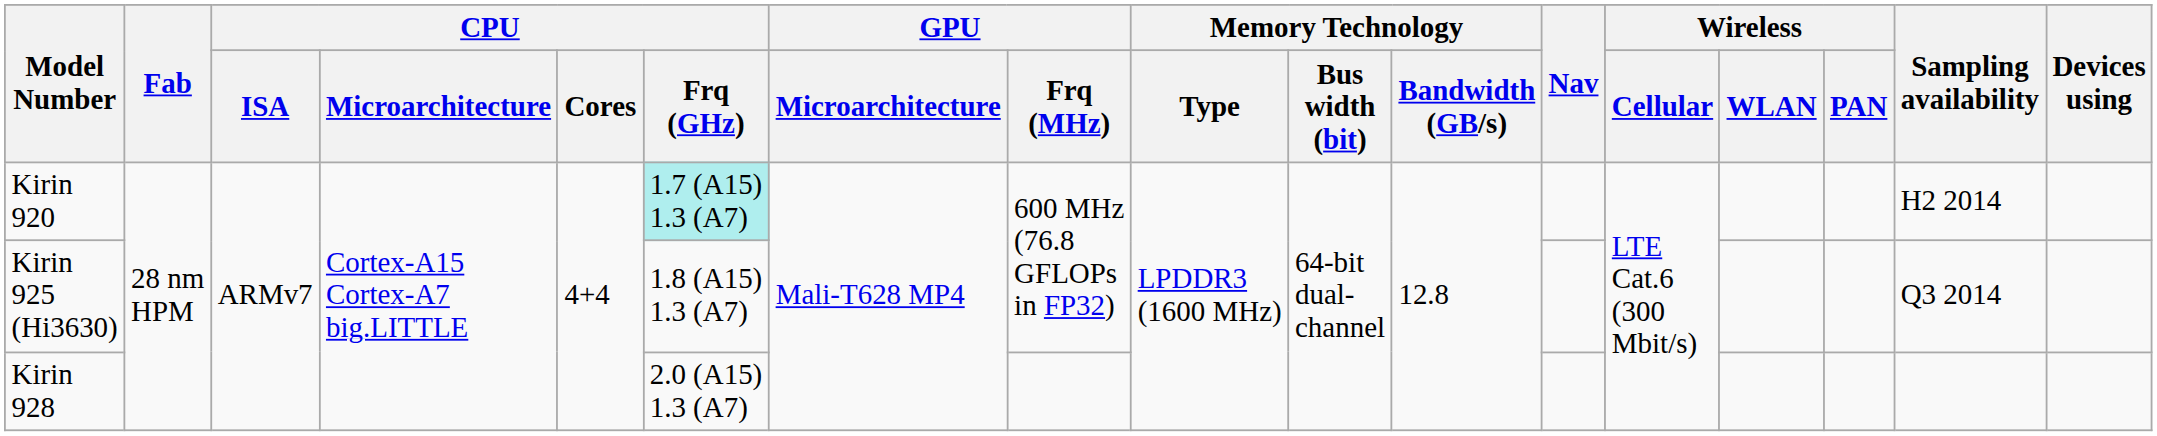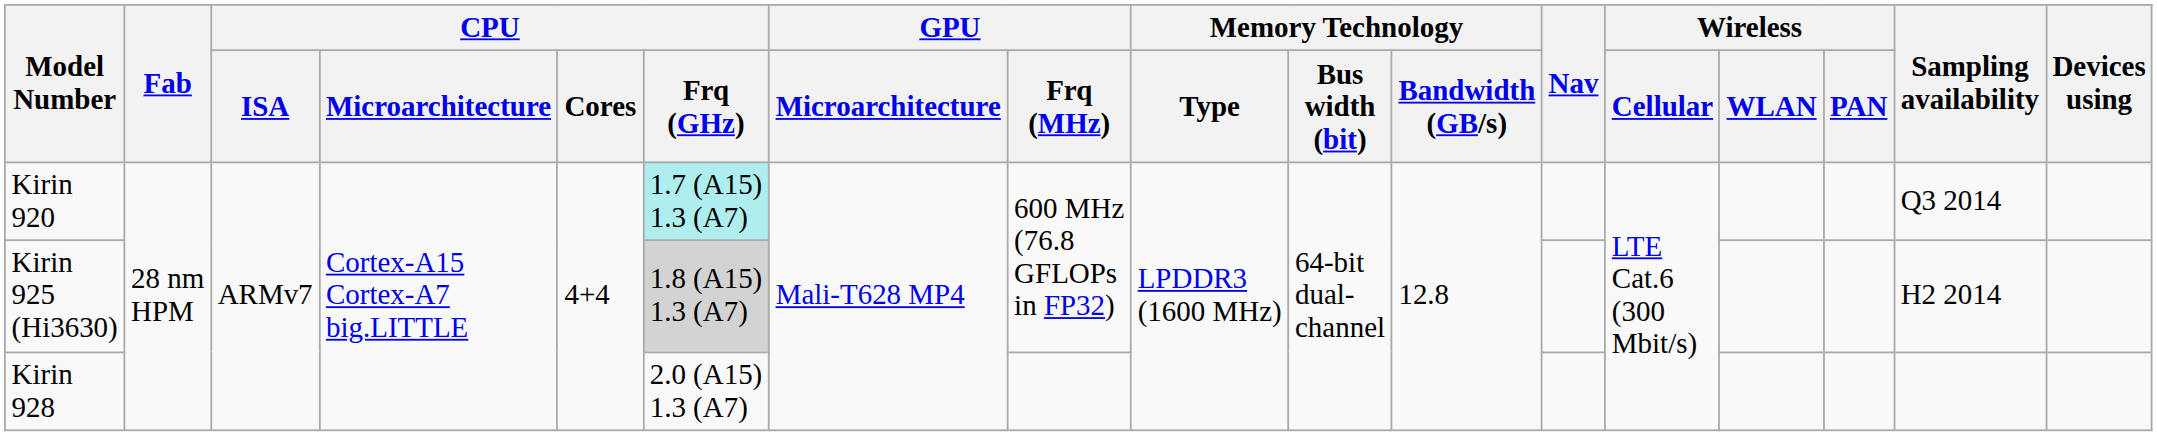(1951, 200) H2 2014 -> (1951, 200) Q3 2014
(706, 295) no background -> (706, 295) lightgrey background
(1951, 295) Q3 2014 -> (1951, 295) H2 2014
